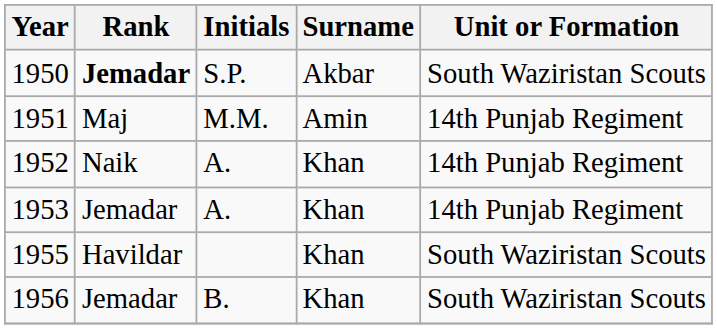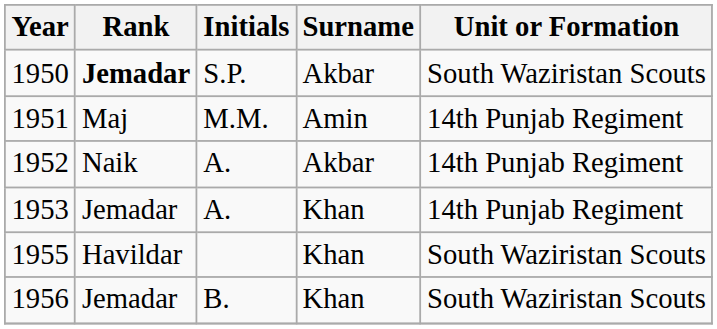(334, 163) Khan -> (338, 163) Akbar
